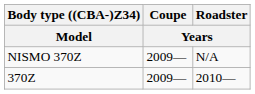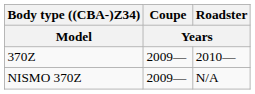rows swapped: (21, 78) <-> (45, 57)
